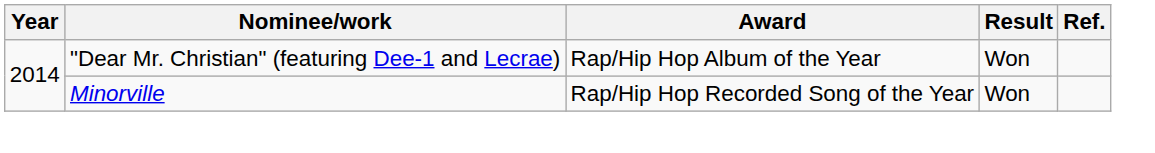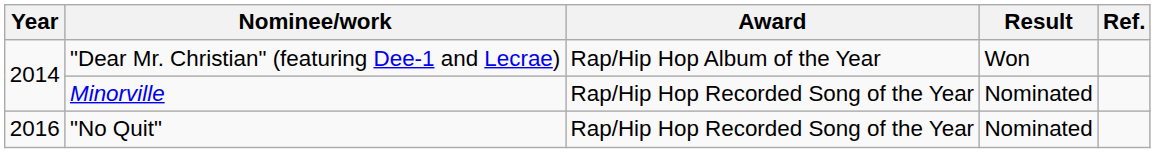(1007, 93) Won -> (1039, 93) Nominated
+ row: (116, 128)
